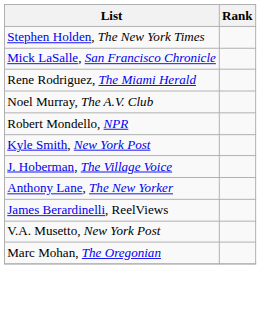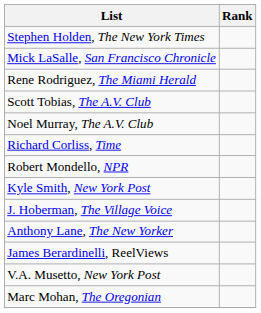+ row: (79, 101)
+ row: (64, 145)
